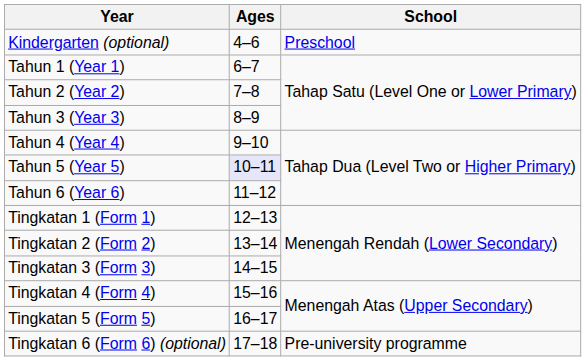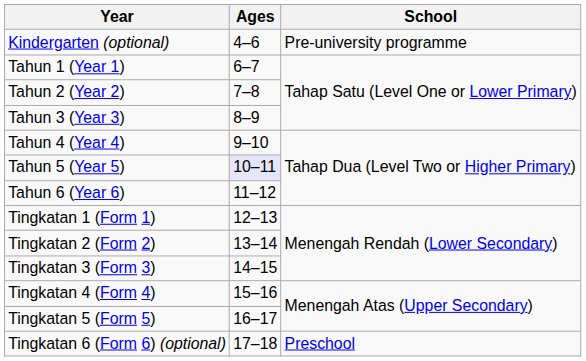(320, 42) Preschool -> (376, 42) Pre-university programme
(376, 343) Pre-university programme -> (320, 343) Preschool
